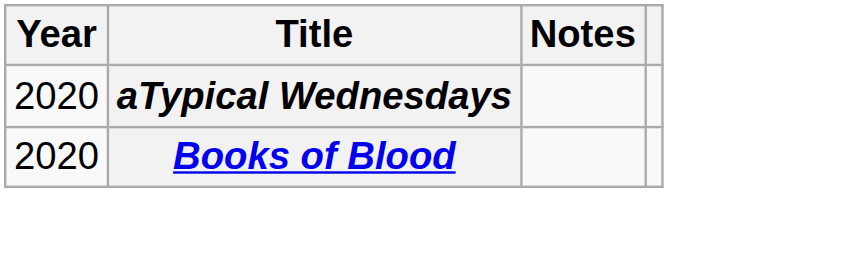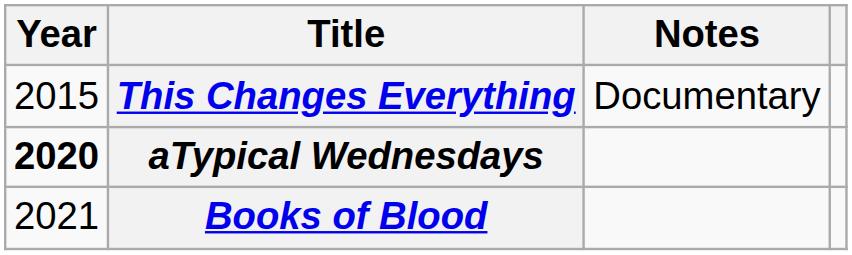+ row: (346, 95)
(57, 95) normal -> (57, 156) bold
(57, 156) 2020 -> (57, 216) 2021
